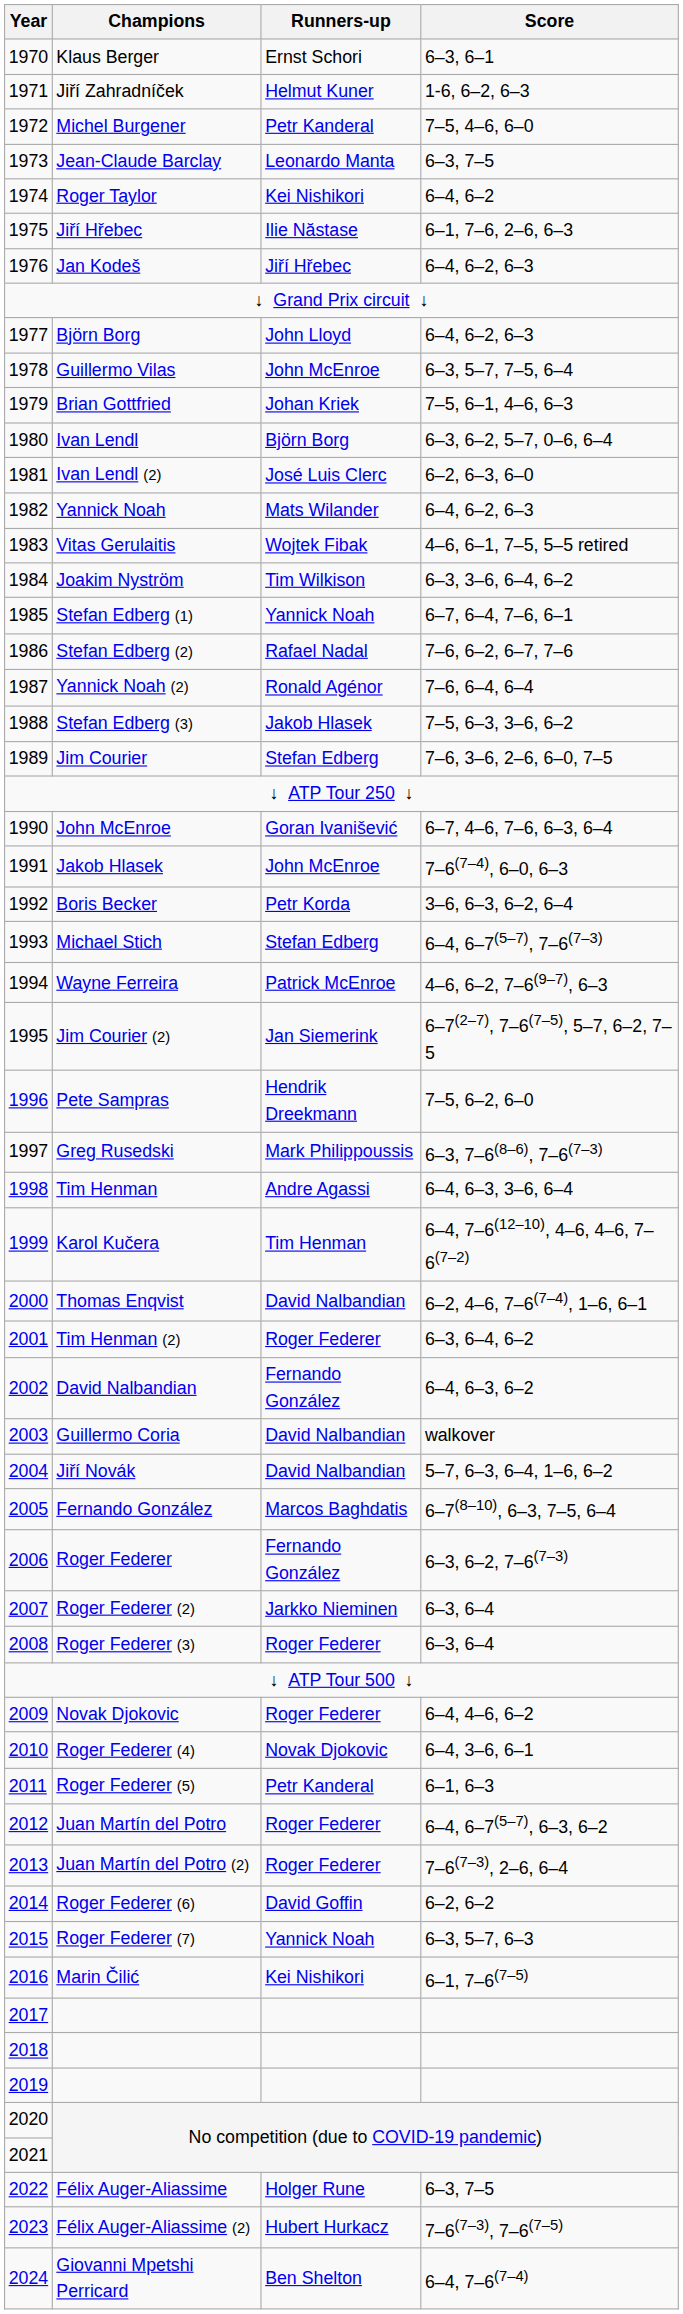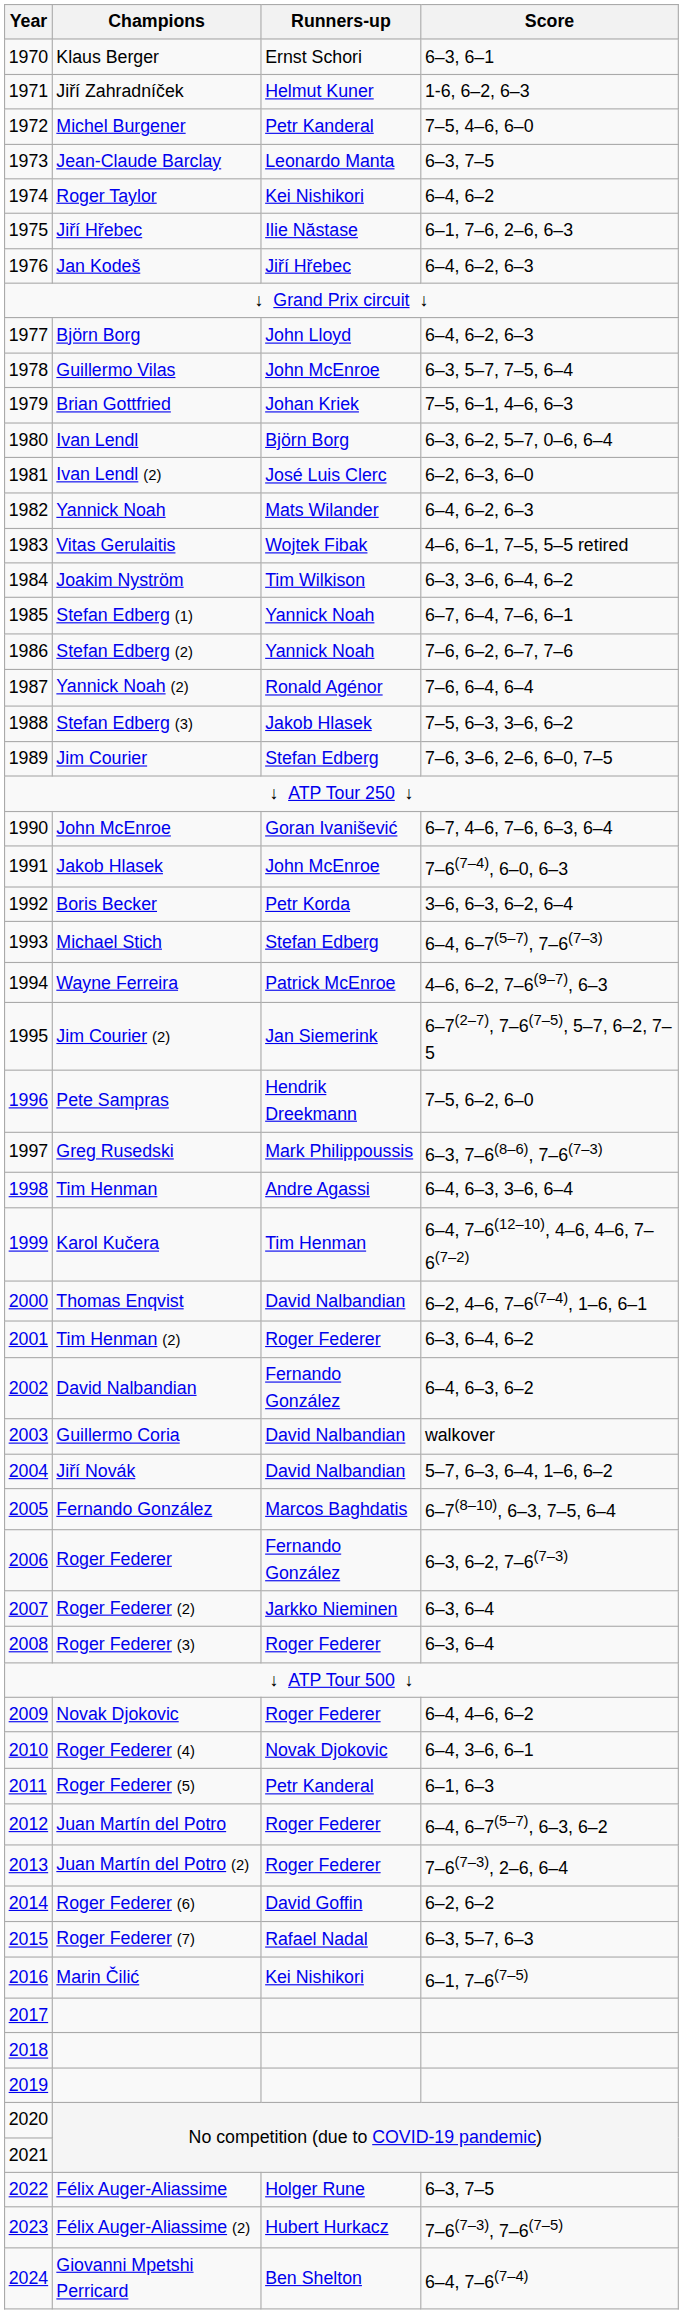(316, 651) Rafael Nadal -> (320, 651) Yannick Noah
(320, 1939) Yannick Noah -> (316, 1939) Rafael Nadal
